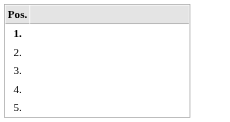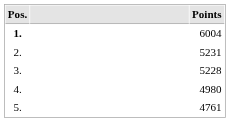+ column: (207, 14)
